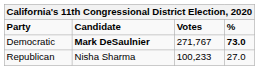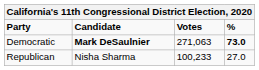(194, 42) 271,767 -> (194, 42) 271,063
